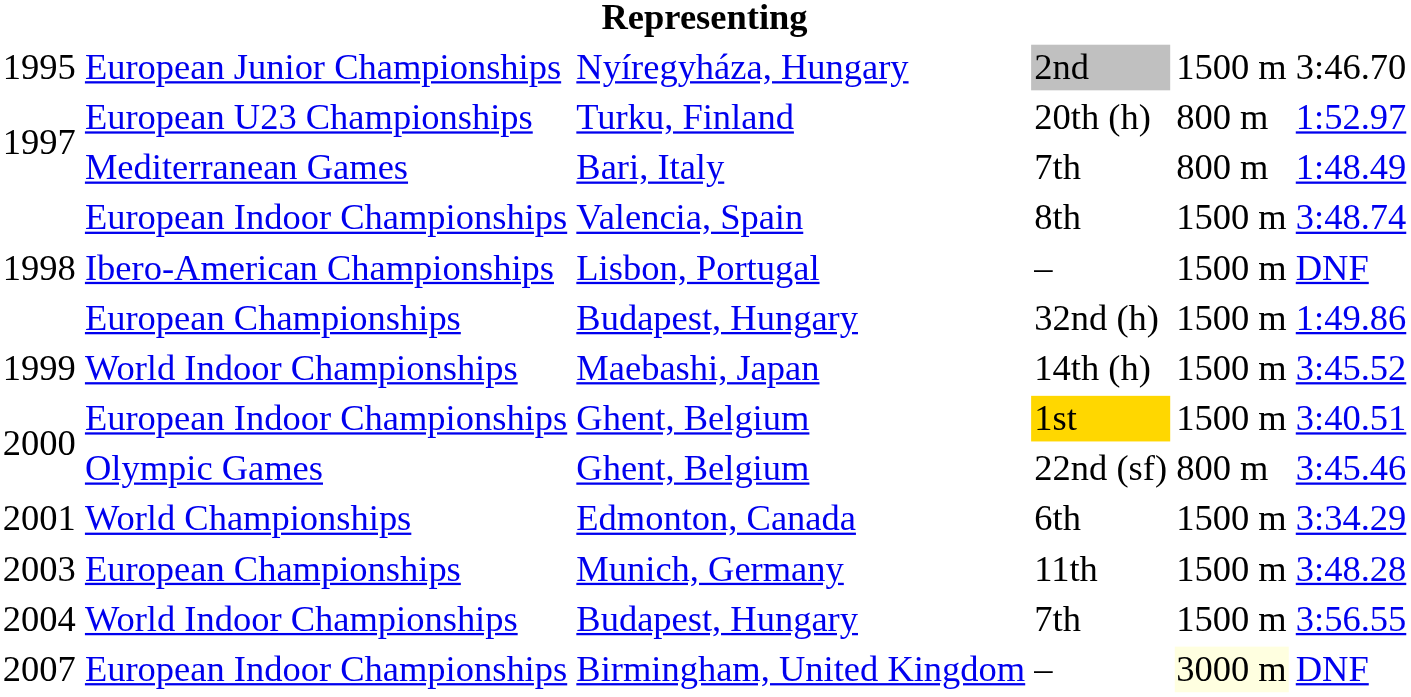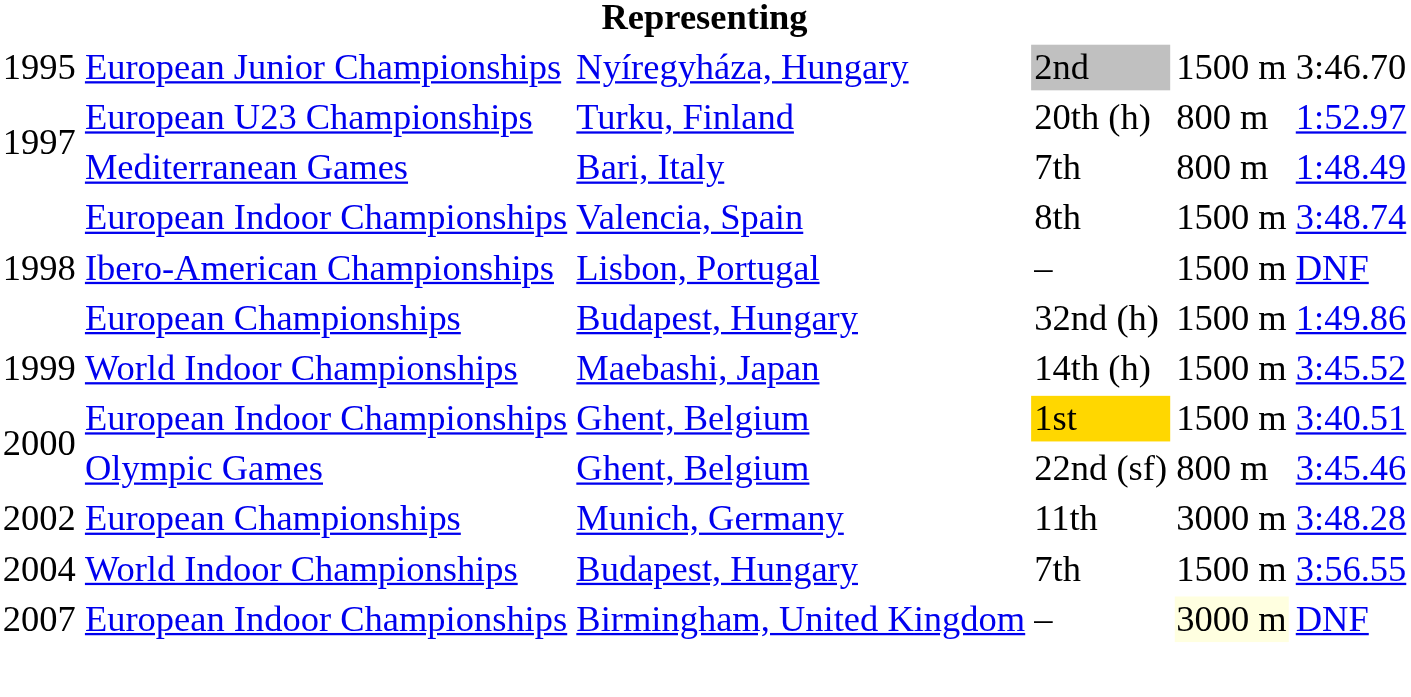- row: (716, 518)
(39, 568) 2003 -> (39, 518) 2002
(1231, 568) 1500 m -> (1231, 518) 3000 m
